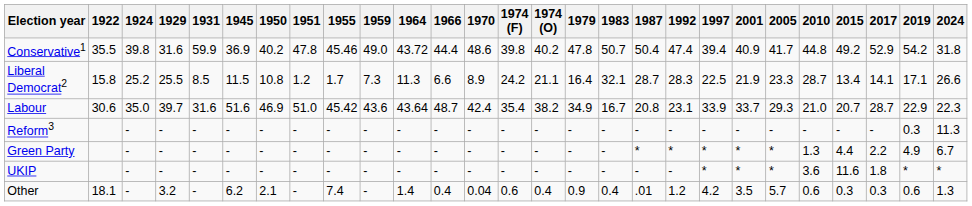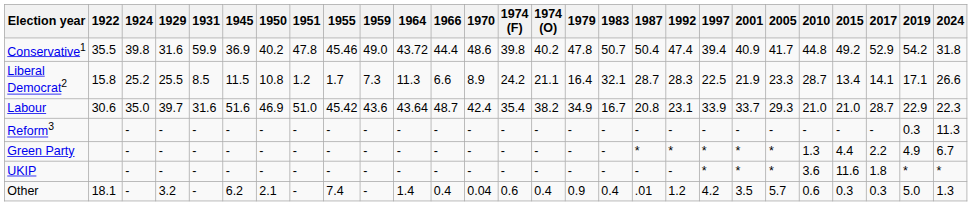(848, 108) 20.7 -> (848, 108) 21.0
(912, 191) 0.6 -> (912, 191) 5.0
